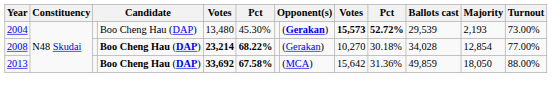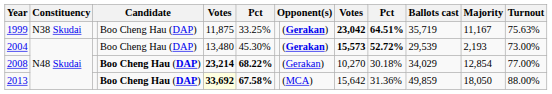+ row: (17, 30)
(423, 47) 34,028 -> (423, 64) 34,029
(220, 64) no background -> (220, 81) lightyellow background
